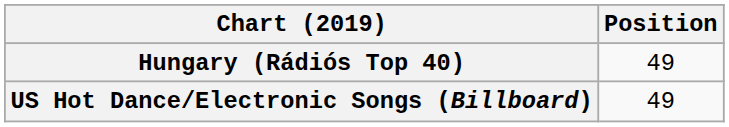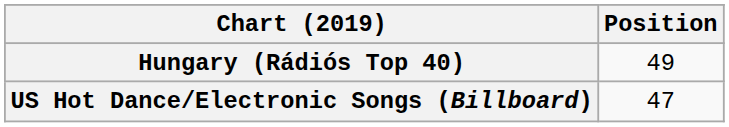(661, 101) 49 -> (661, 101) 47
